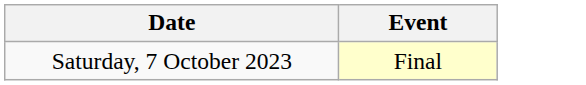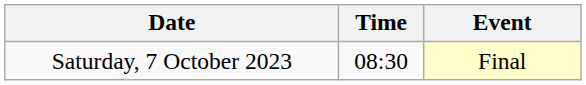+ column: (381, 23)
